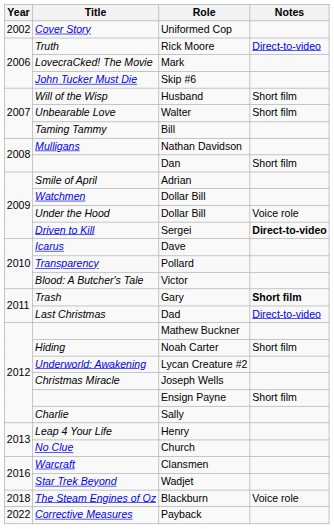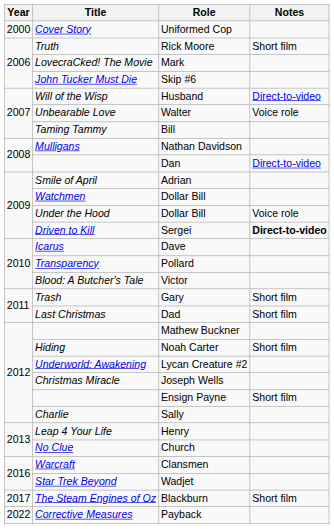(19, 29) 2002 -> (19, 29) 2000
(287, 46) Direct-to-video -> (275, 46) Short film
(275, 96) Short film -> (287, 96) Direct-to-video
(275, 113) Short film -> (275, 113) Voice role
(275, 163) Short film -> (287, 163) Direct-to-video
(277, 297) bold -> (275, 297) normal
(287, 314) Direct-to-video -> (275, 314) Short film
(19, 498) 2018 -> (19, 498) 2017
(275, 498) Voice role -> (275, 498) Short film
